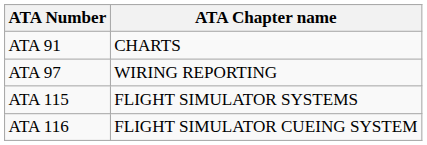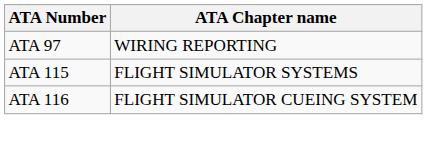- row: (35, 45)
